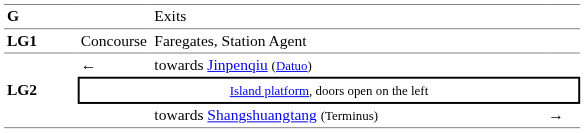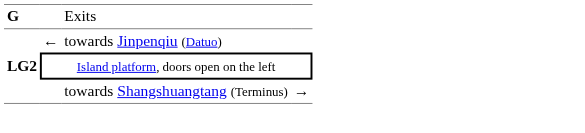- row: (114, 40)
